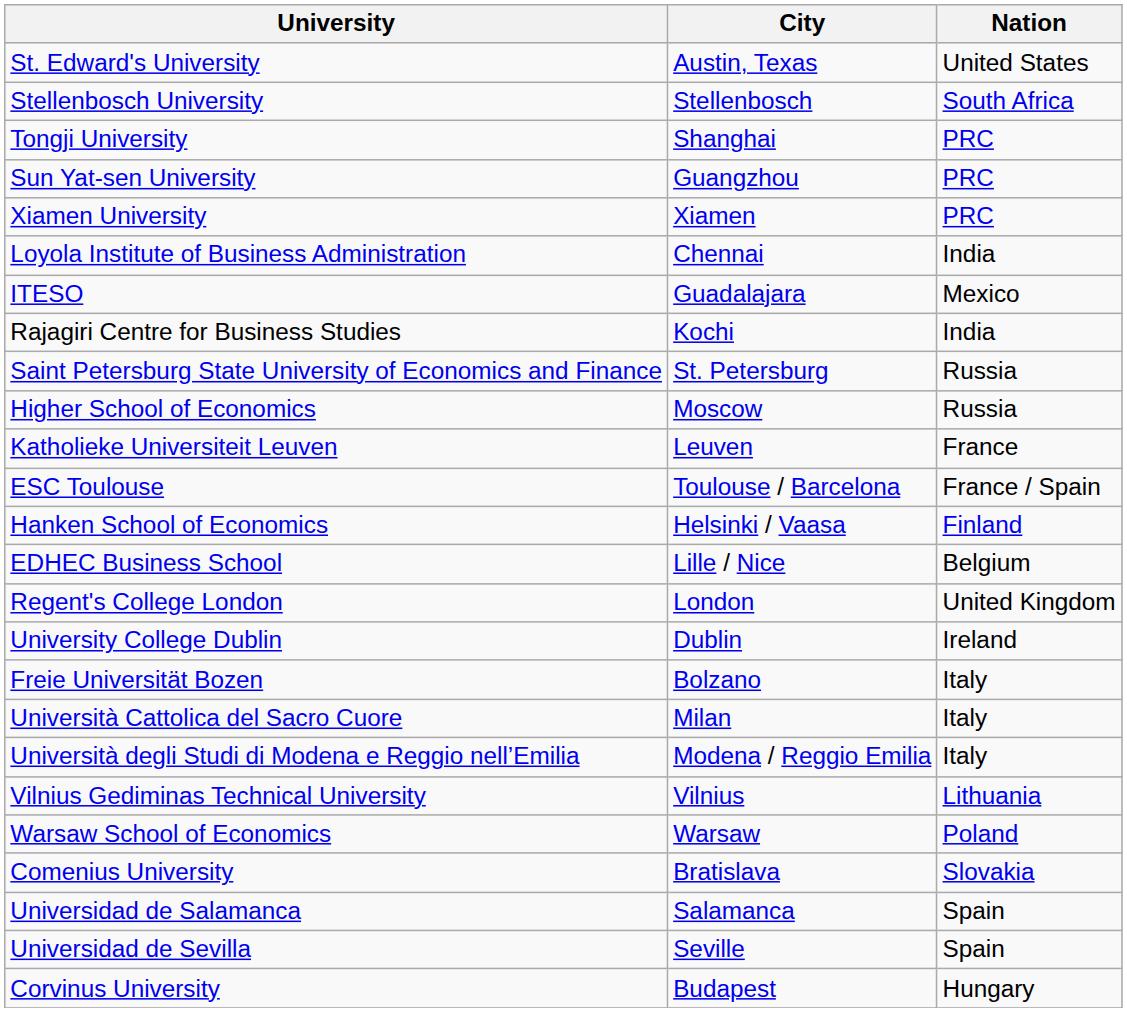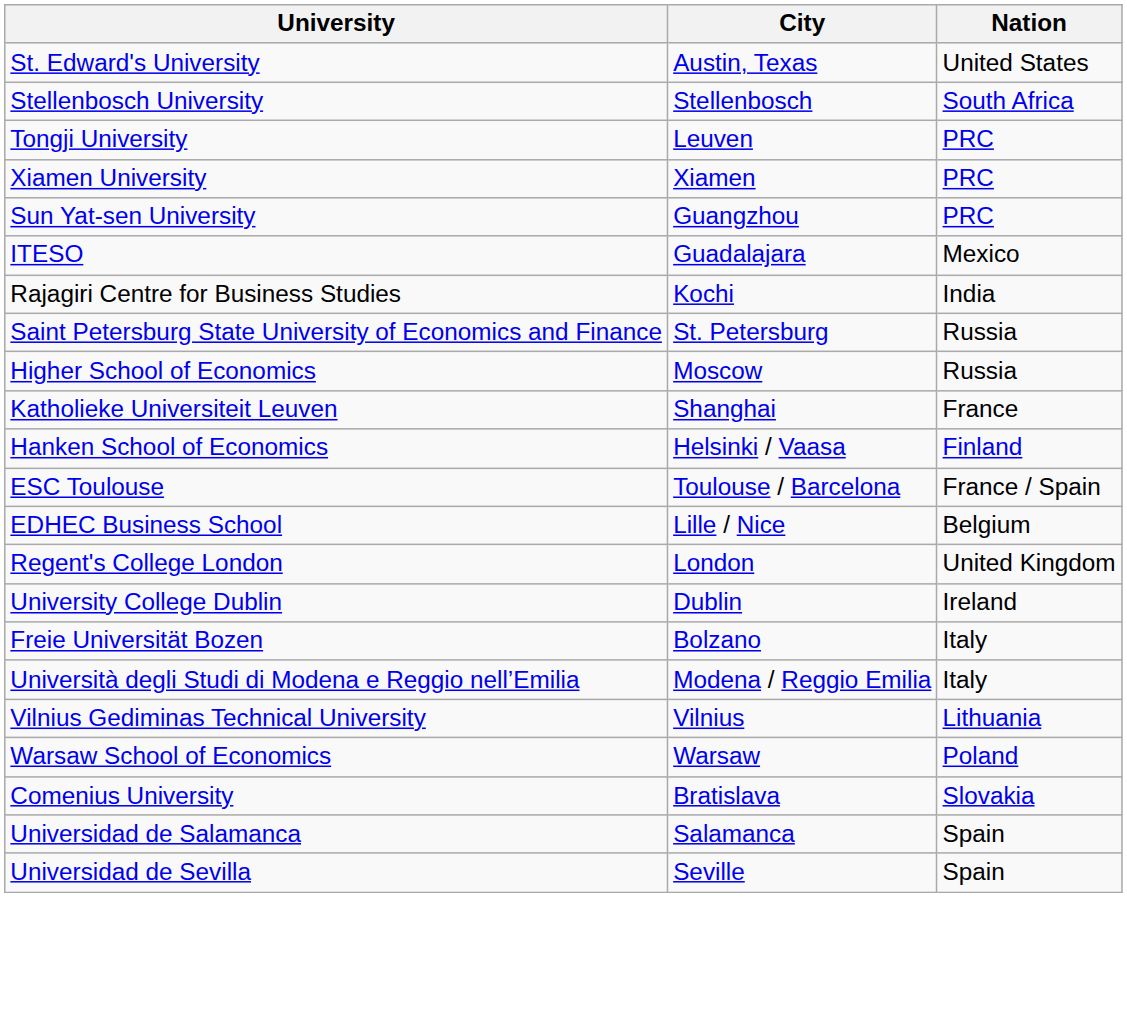(725, 139) Shanghai -> (713, 139) Leuven
rows swapped: (133, 178) <-> (108, 216)
- row: (238, 255)
(713, 448) Leuven -> (725, 409) Shanghai
rows swapped: (169, 525) <-> (87, 486)
- row: (206, 718)
- row: (115, 988)
